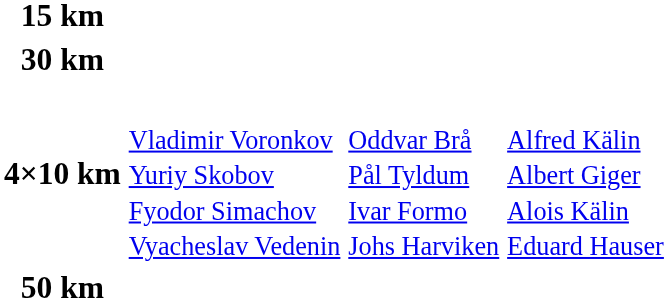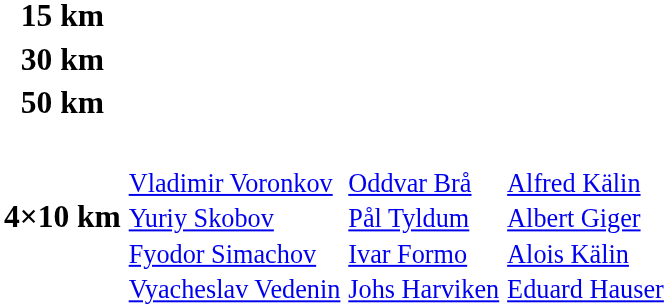rows swapped: (62, 288) <-> (62, 173)
